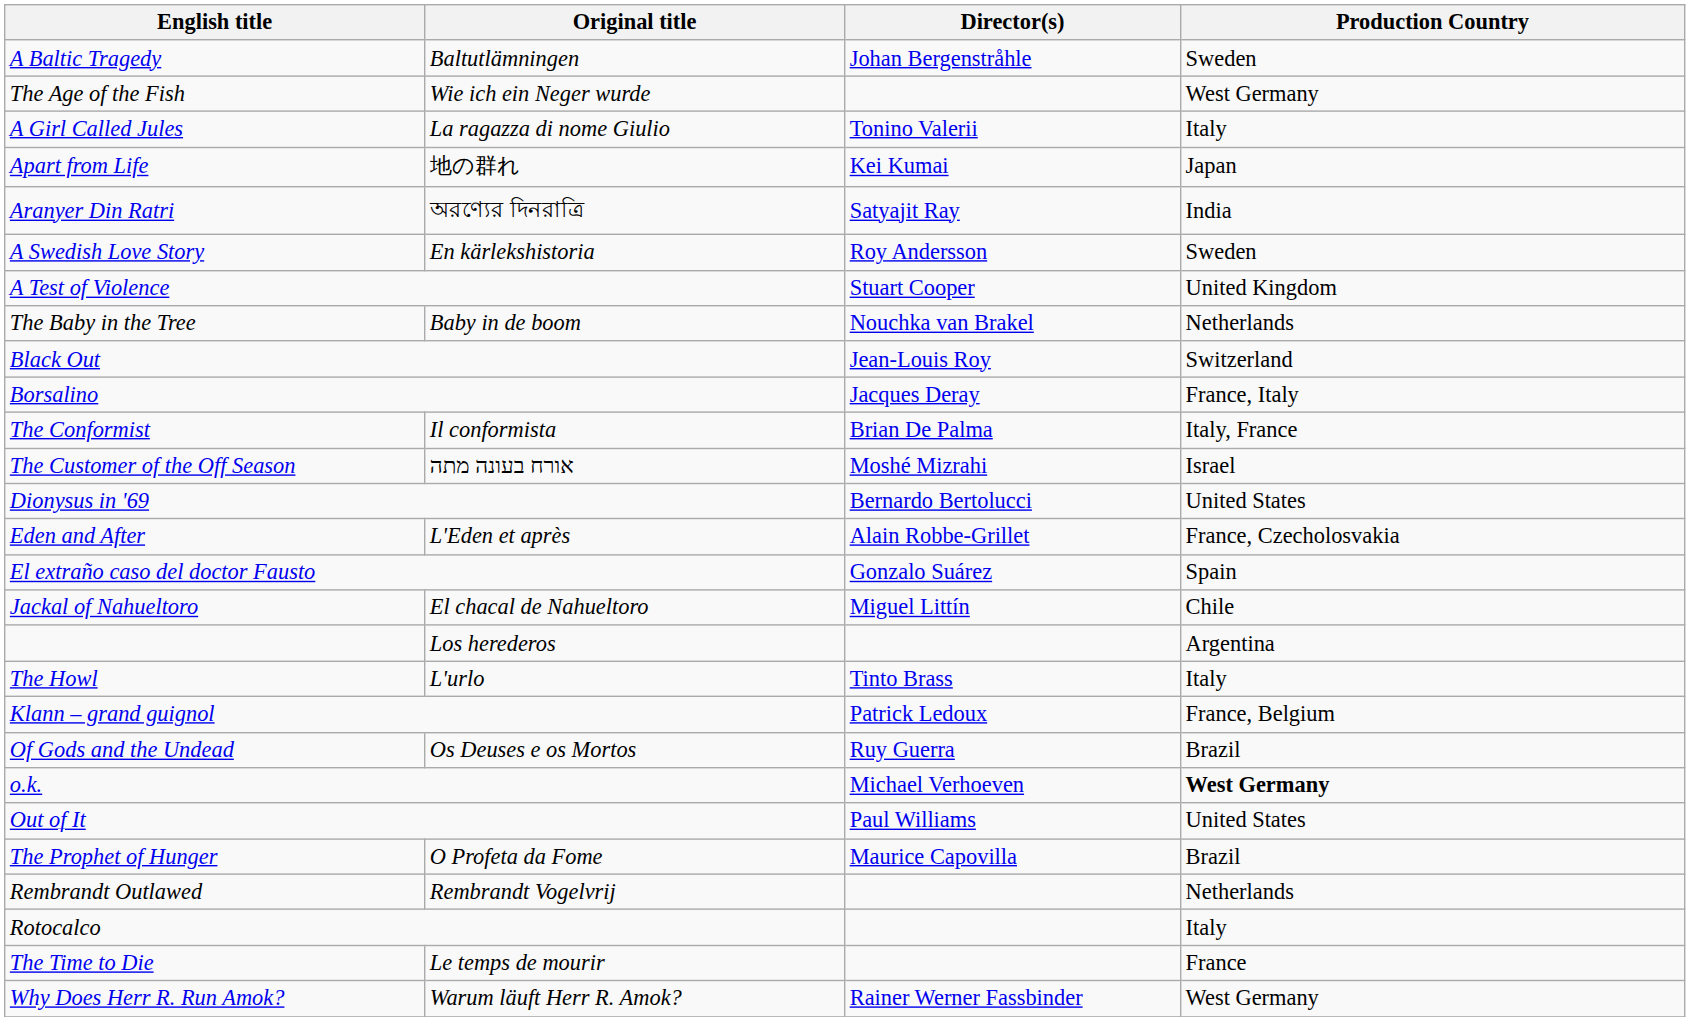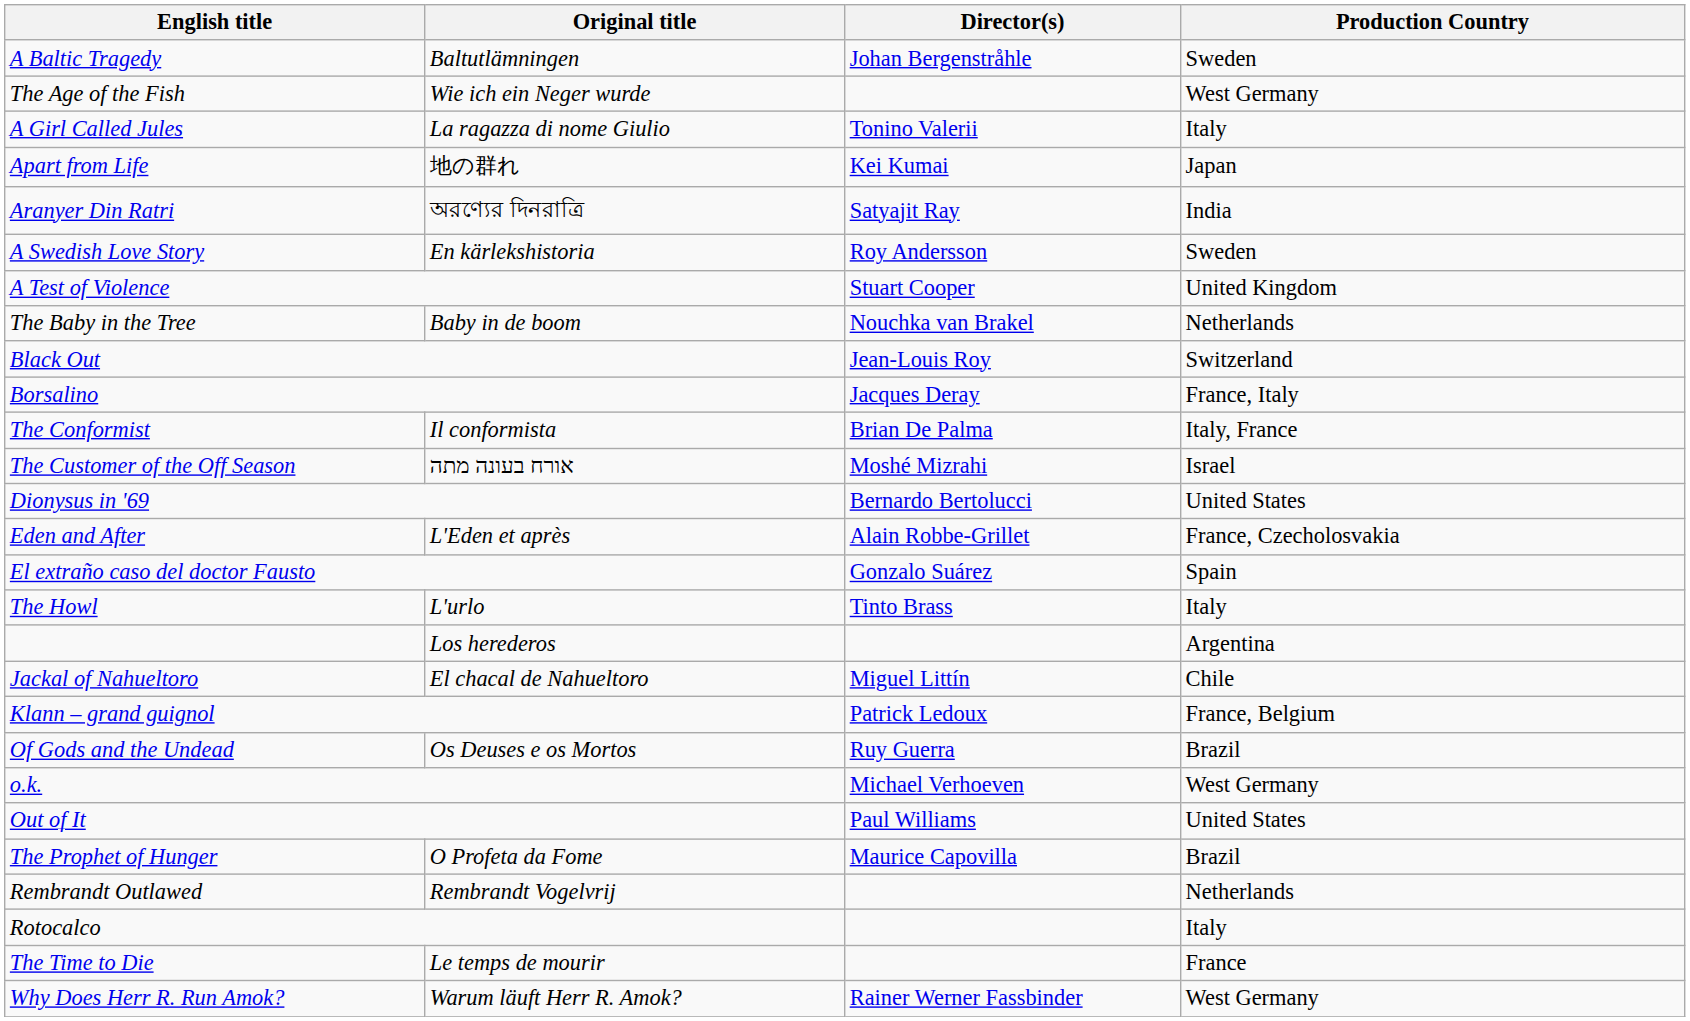rows swapped: (54, 678) <-> (104, 607)
(1257, 785) bold -> (1252, 785) normal
